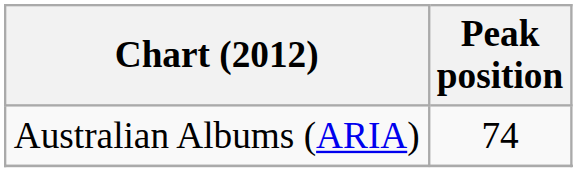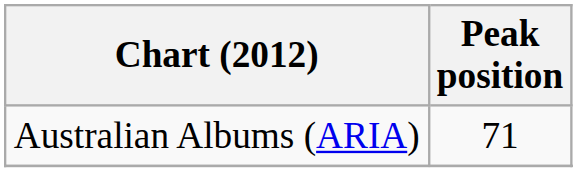(500, 135) 74 -> (500, 135) 71
